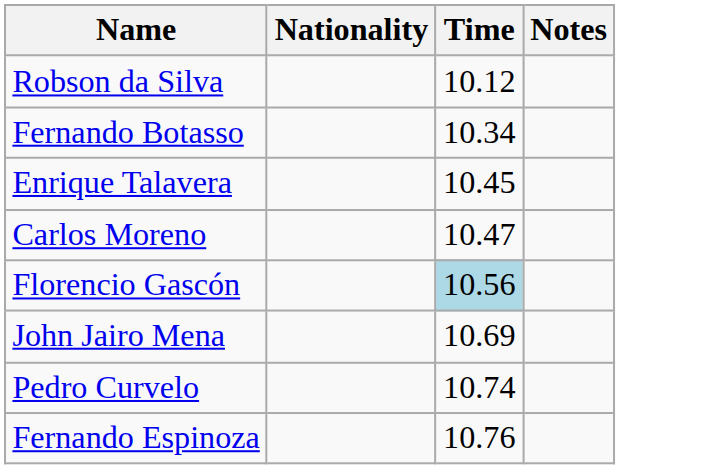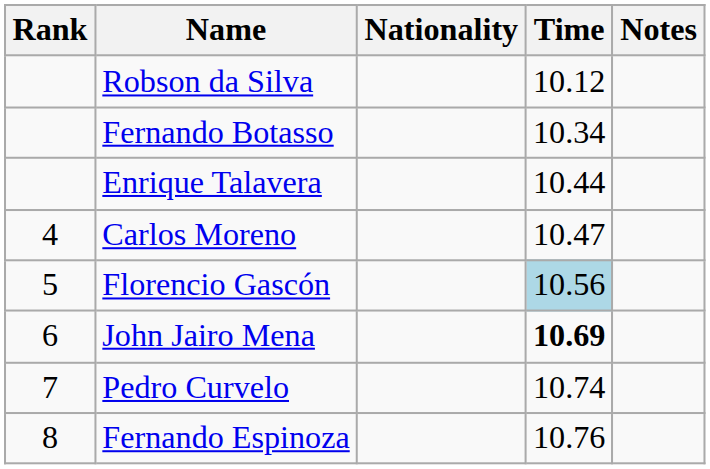+ column: (50, 30)
(479, 183) 10.45 -> (569, 183) 10.44
(479, 336) normal -> (569, 336) bold
